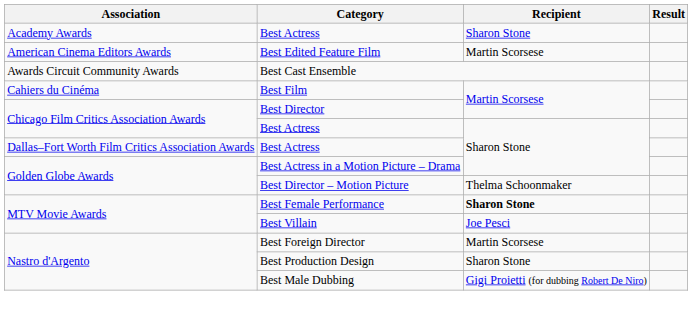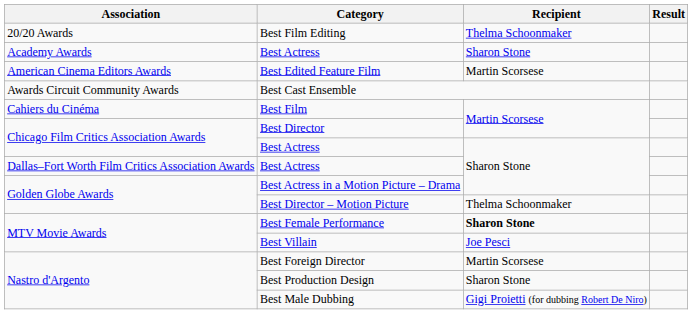+ row: (40, 33)
